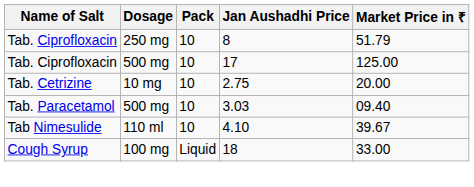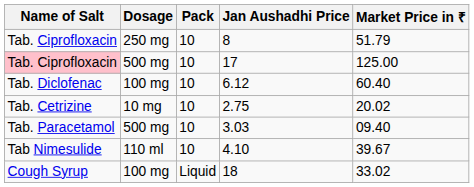(62, 62) no background -> (62, 62) pink background
+ row: (236, 84)
(373, 84) 20.00 -> (373, 106) 20.02
(373, 149) 33.00 -> (373, 171) 33.02
